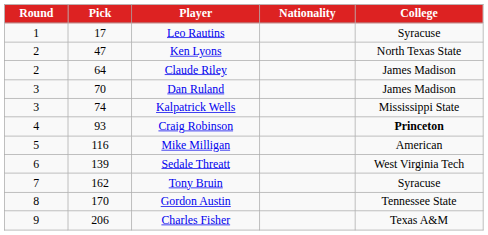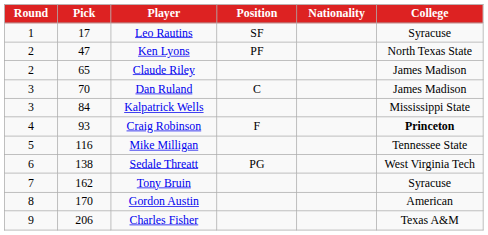+ column: (257, 13)
(100, 70) 64 -> (84, 70) 65
(100, 107) 74 -> (84, 107) 84
(419, 145) American -> (430, 145) Tennessee State
(100, 164) 139 -> (84, 164) 138
(419, 201) Tennessee State -> (430, 201) American
